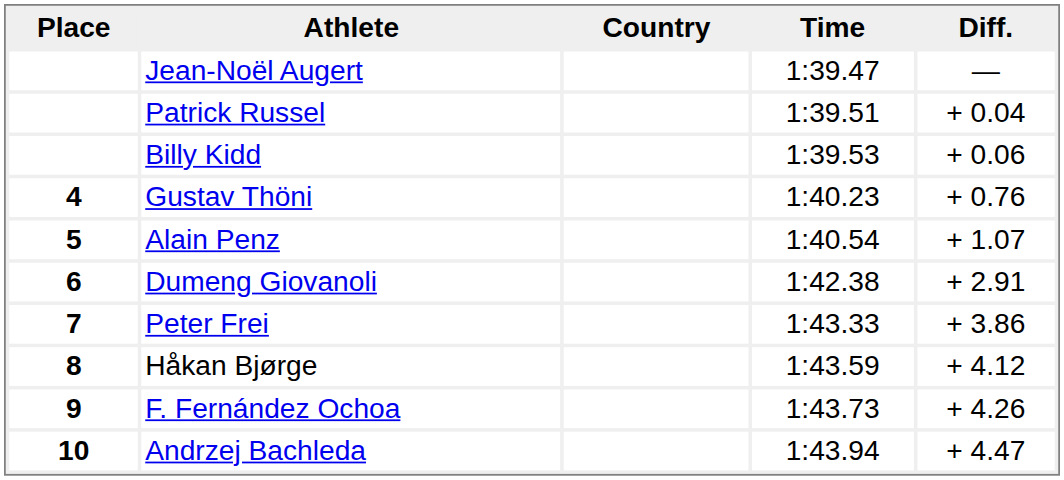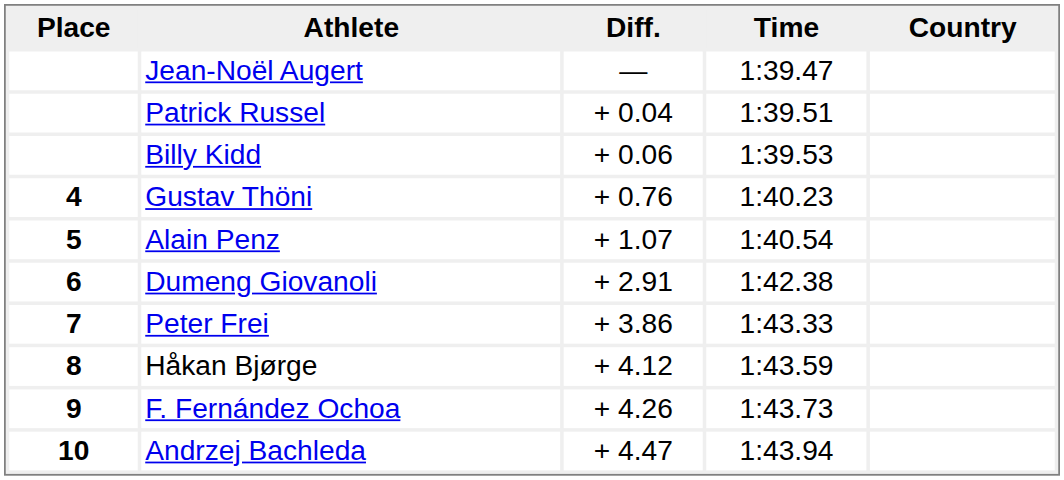columns swapped: (656, 28) <-> (986, 28)
